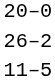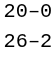- row: (28, 71)
